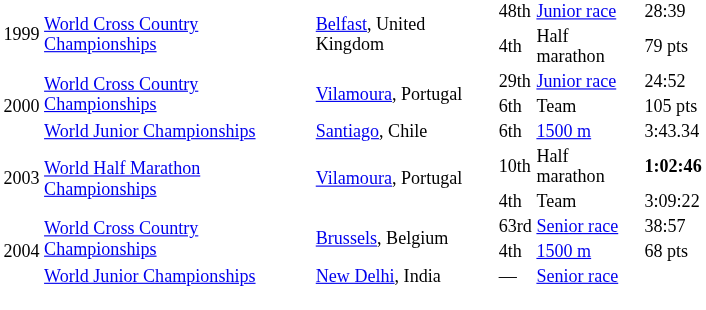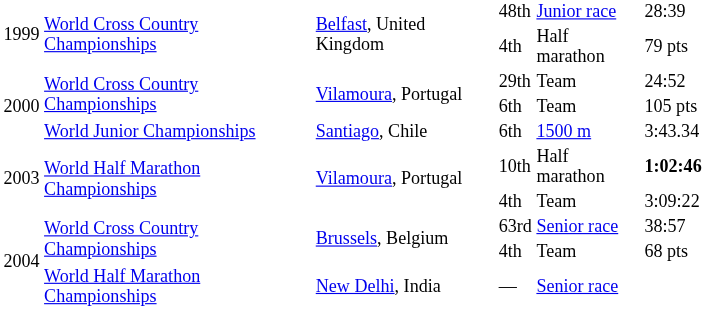(576, 81) Junior race -> (556, 81) Team
(564, 251) 1500 m -> (556, 251) Team
(150, 275) World Junior Championships -> (122, 286) World Half Marathon Championships
